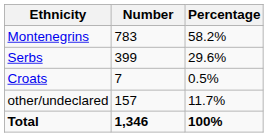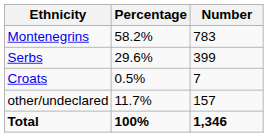columns swapped: (148, 15) <-> (224, 15)
